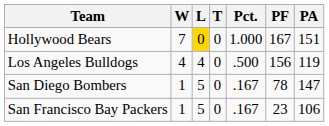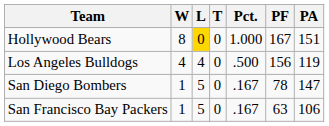(182, 39) 7 -> (182, 39) 8
(280, 109) 23 -> (280, 109) 63
